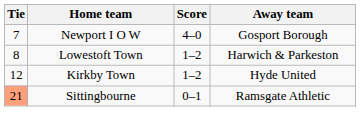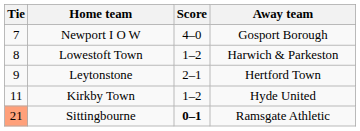+ row: (101, 75)
(16, 75) 12 -> (16, 95) 11
(192, 95) normal -> (192, 116) bold
